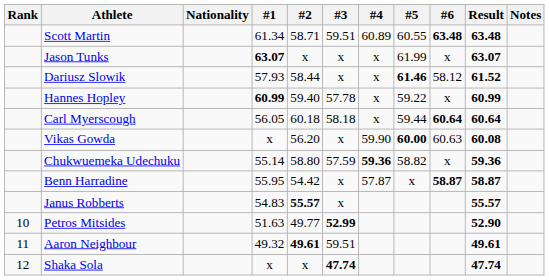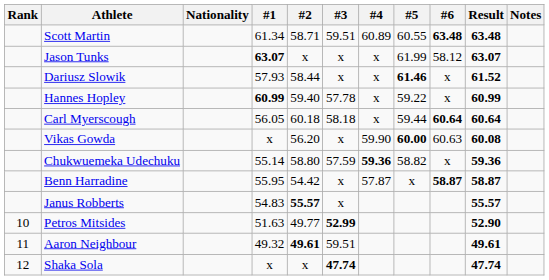(447, 56) x -> (447, 56) 58.12
(447, 77) 58.12 -> (447, 77) x
